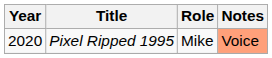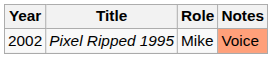(25, 41) 2020 -> (25, 41) 2002
